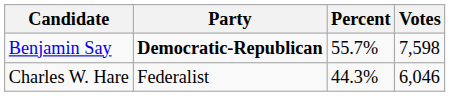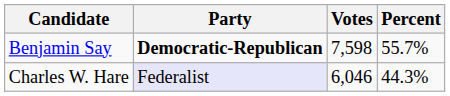columns swapped: (420, 18) <-> (361, 18)
(173, 76) no background -> (173, 76) lavender background
